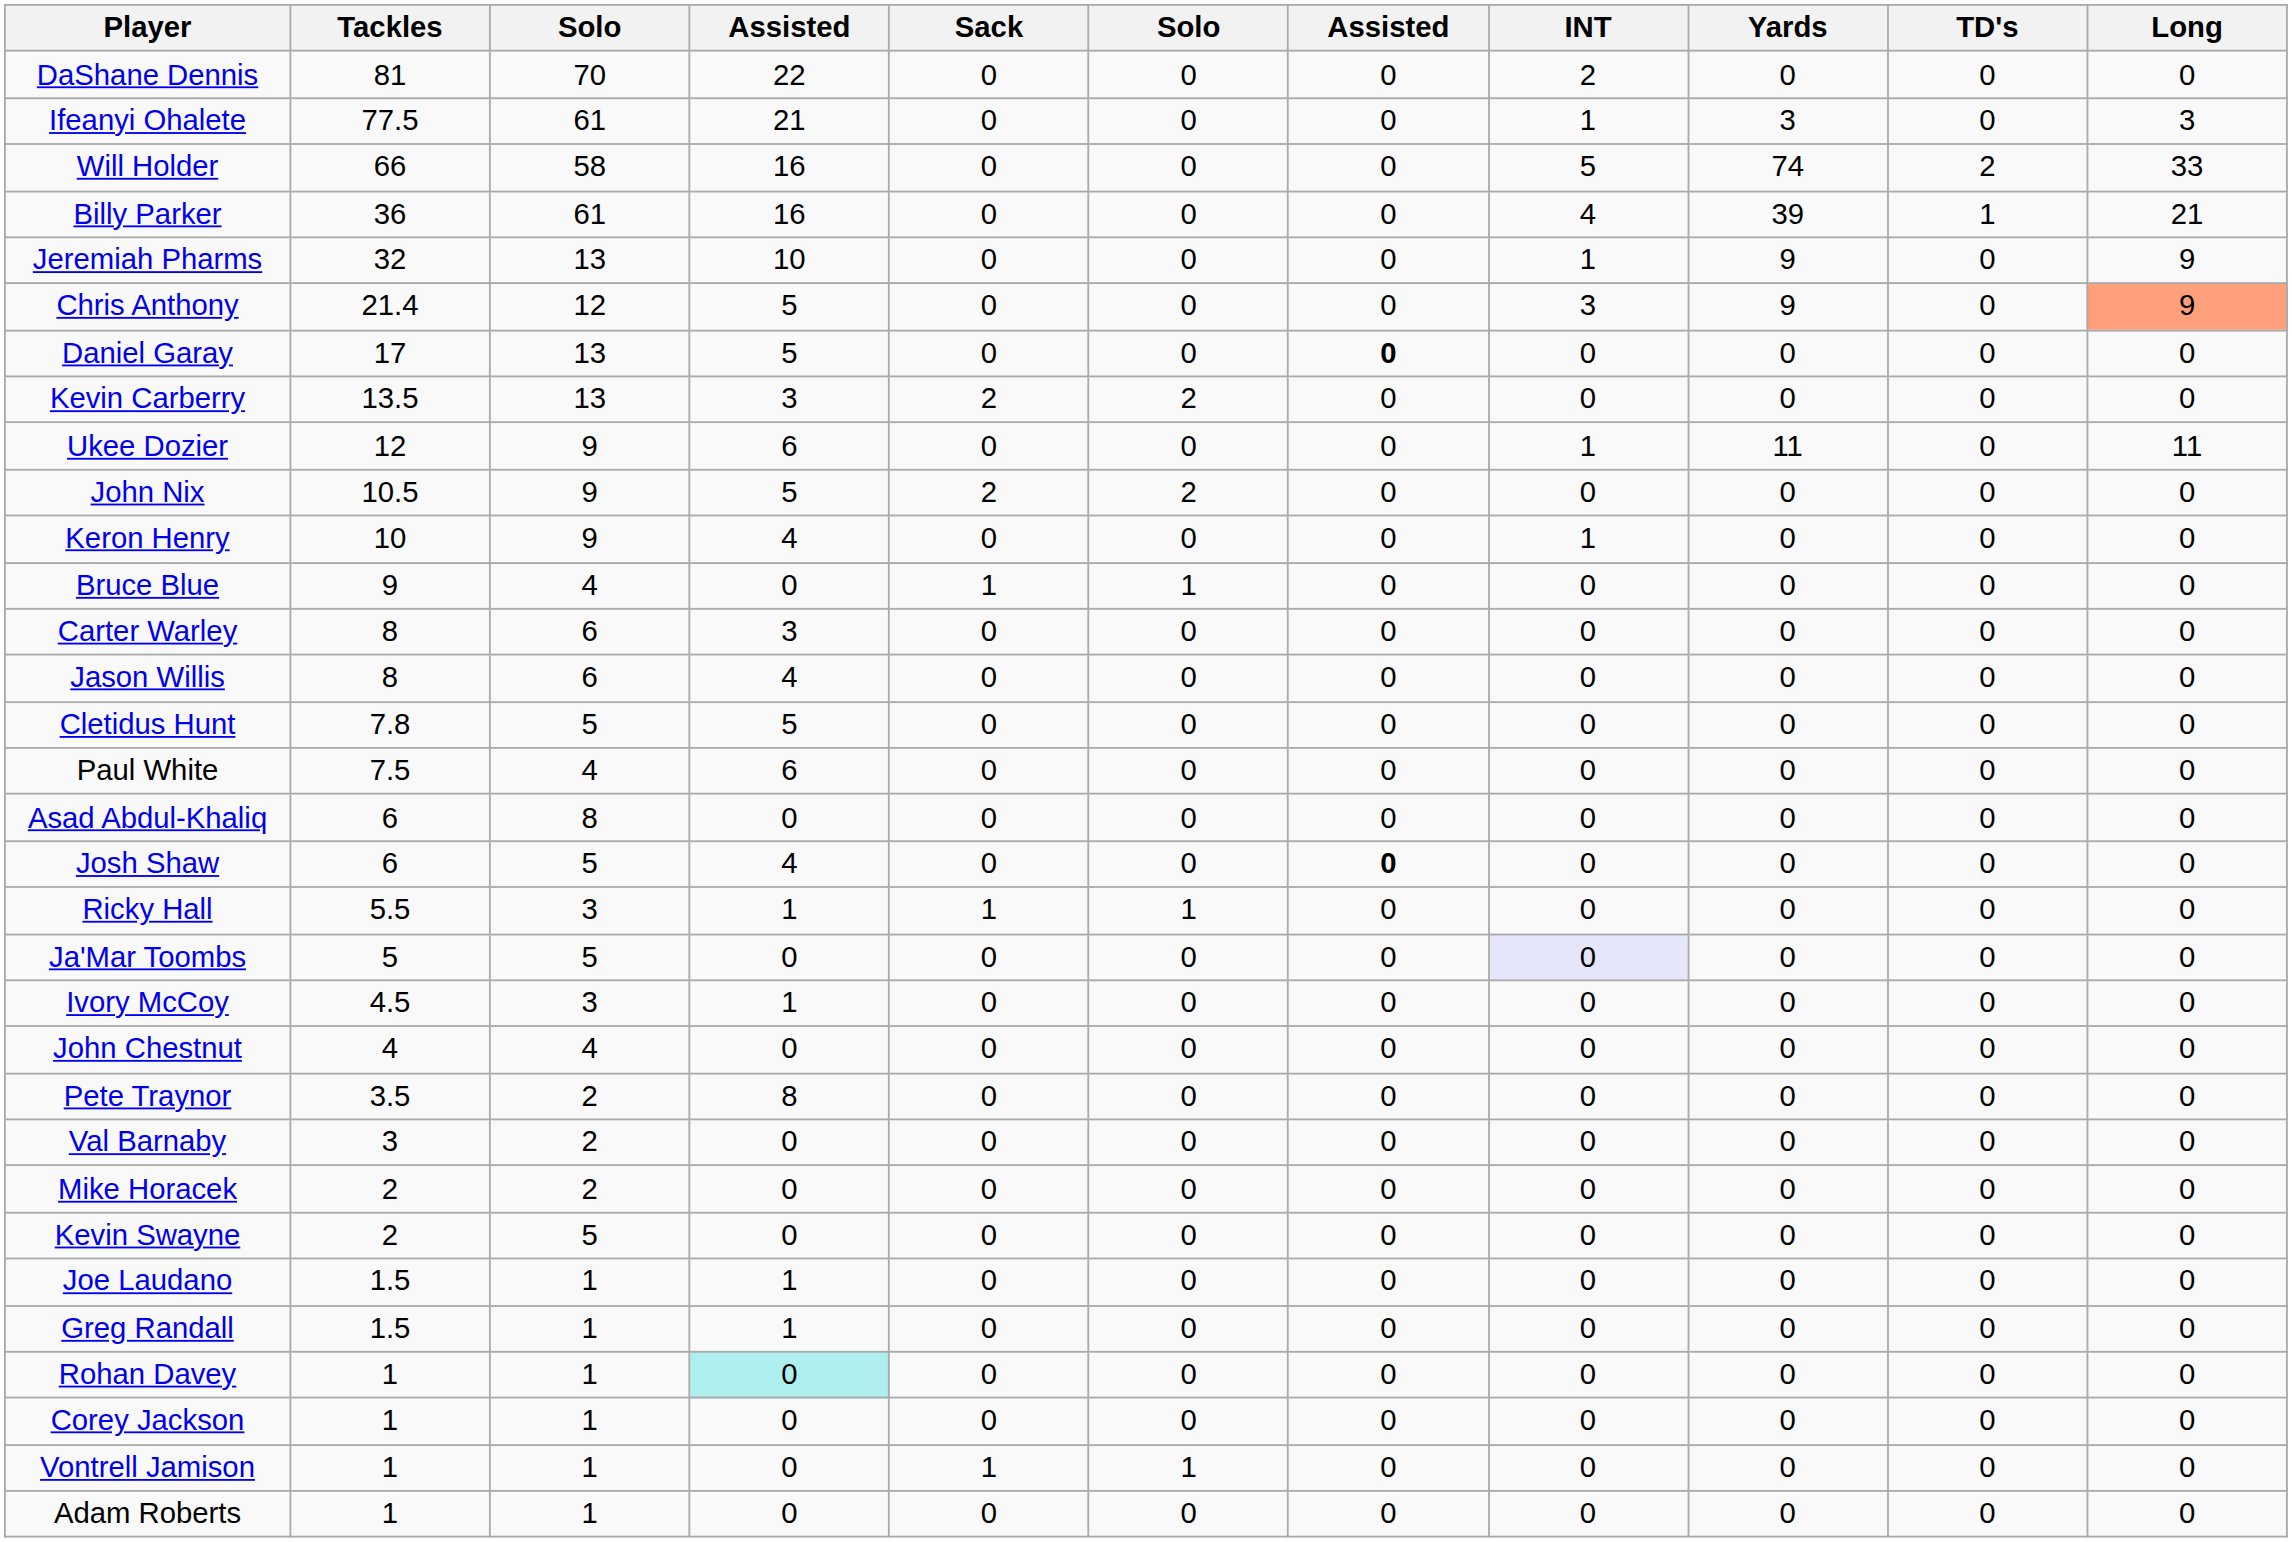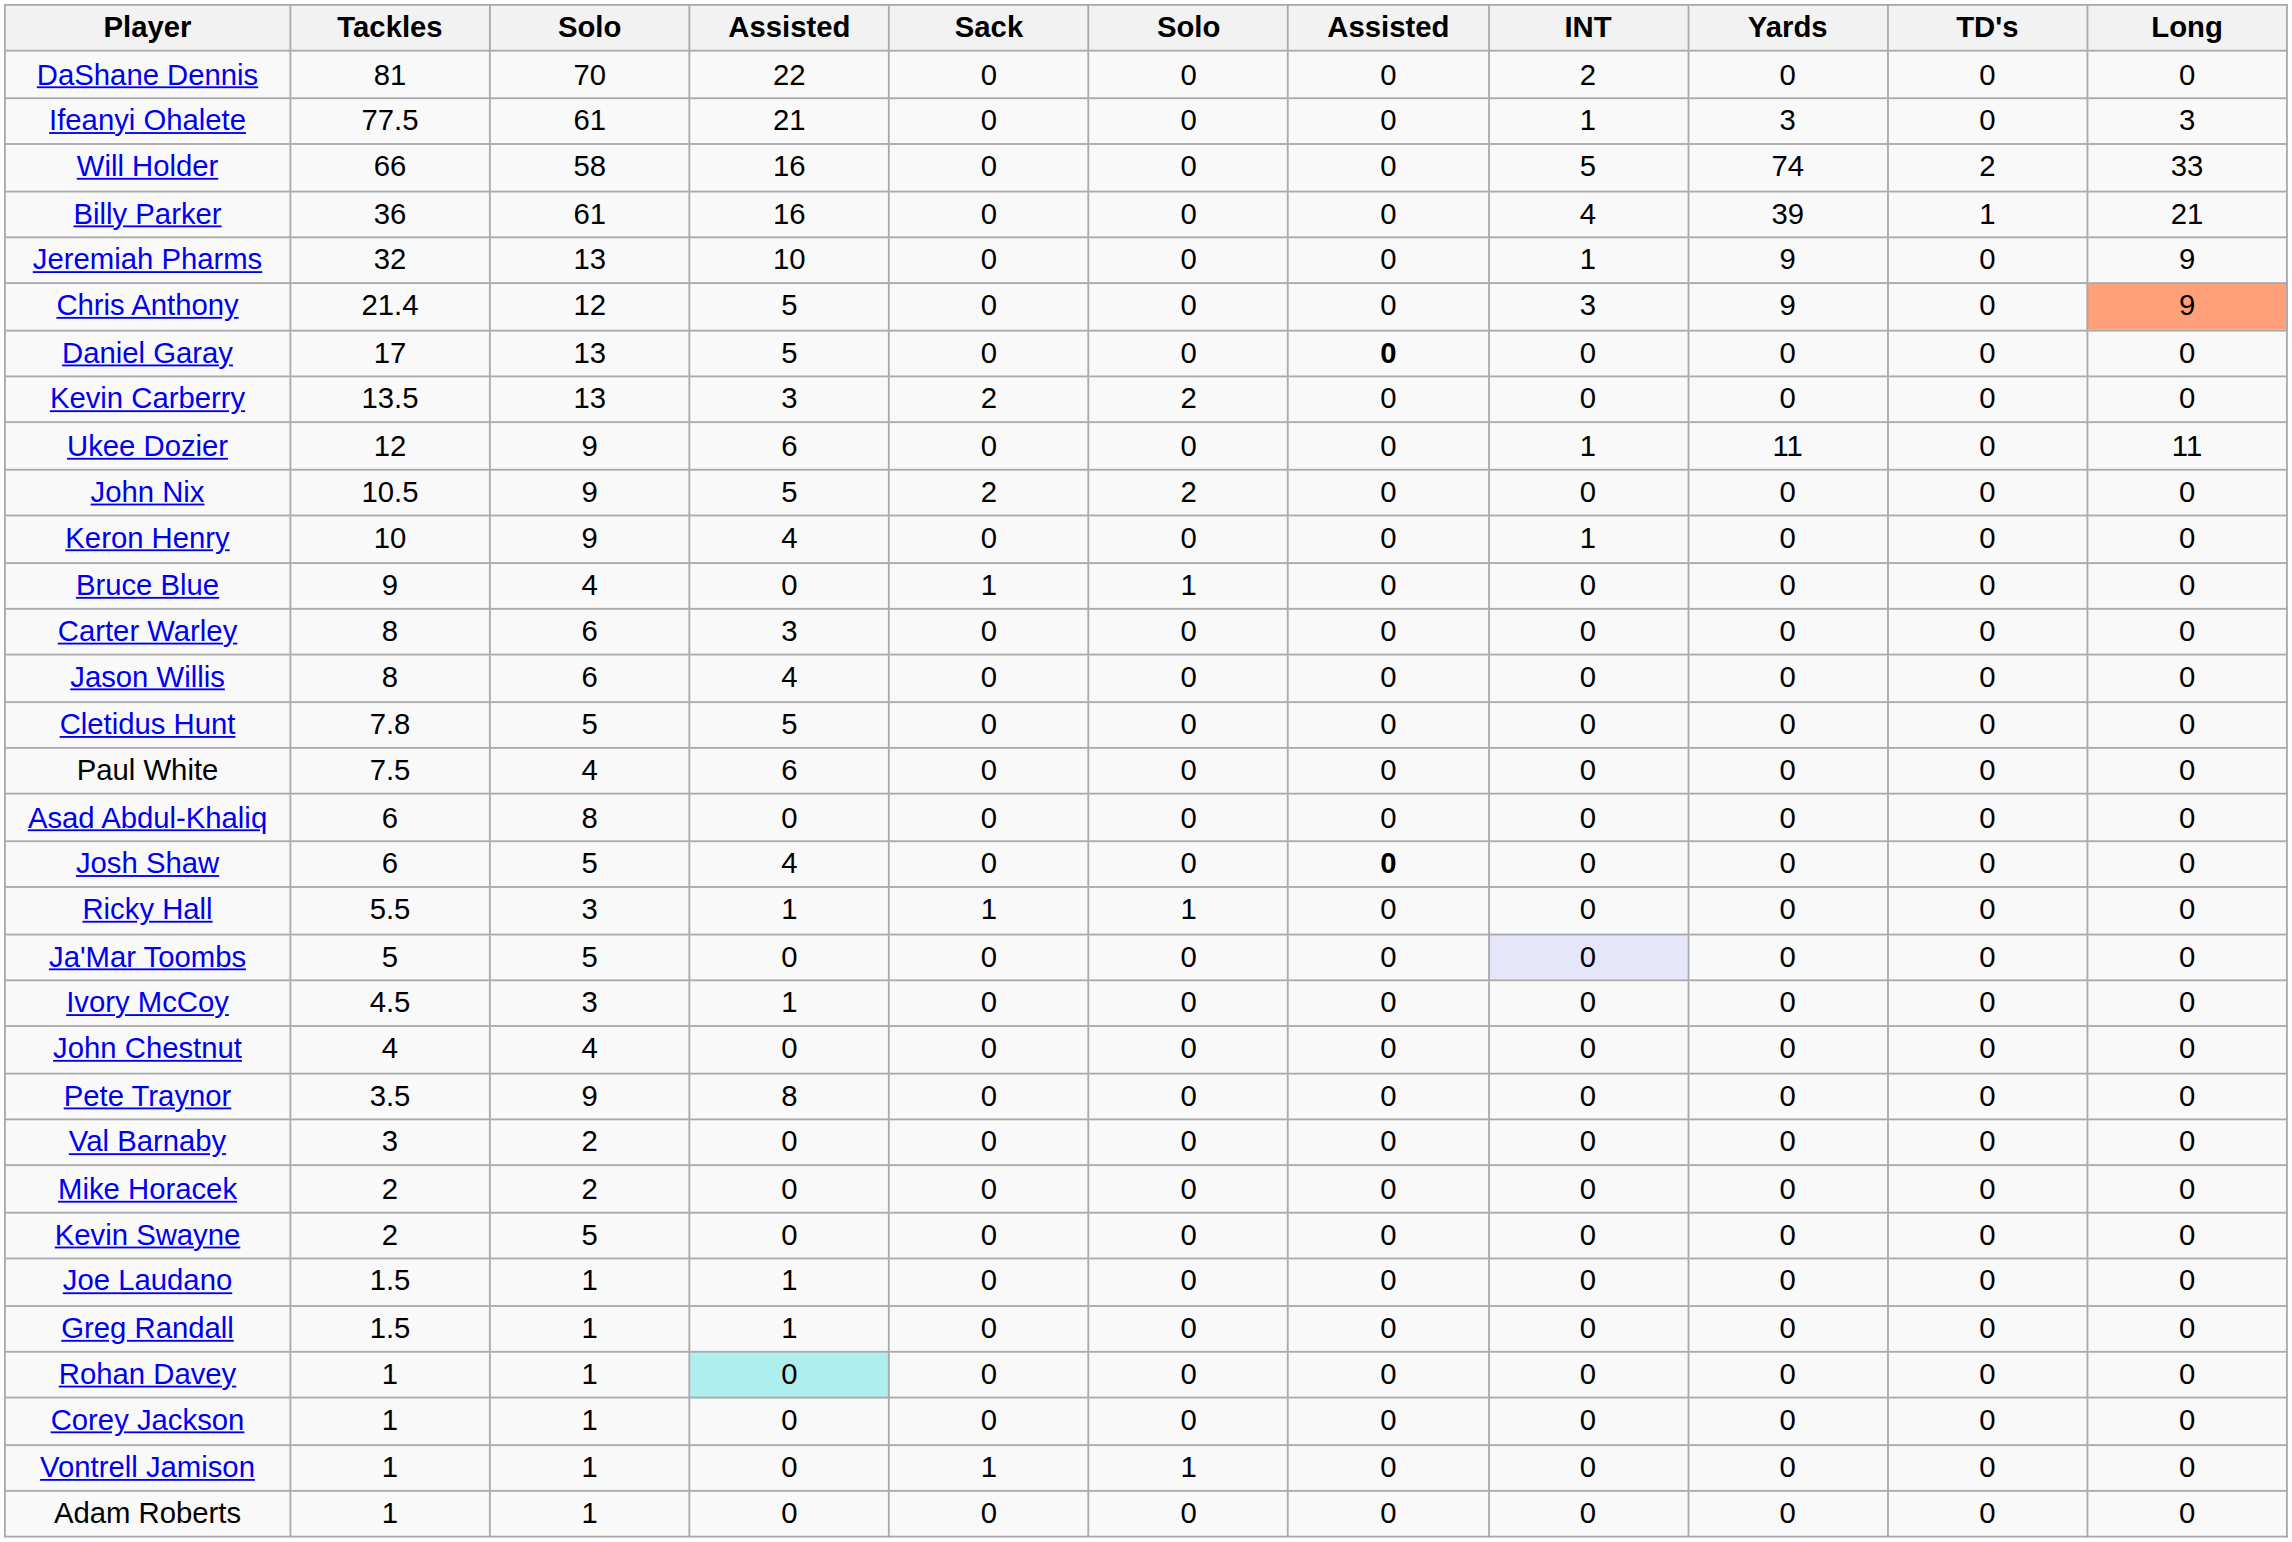(590, 1095) 2 -> (590, 1095) 9
